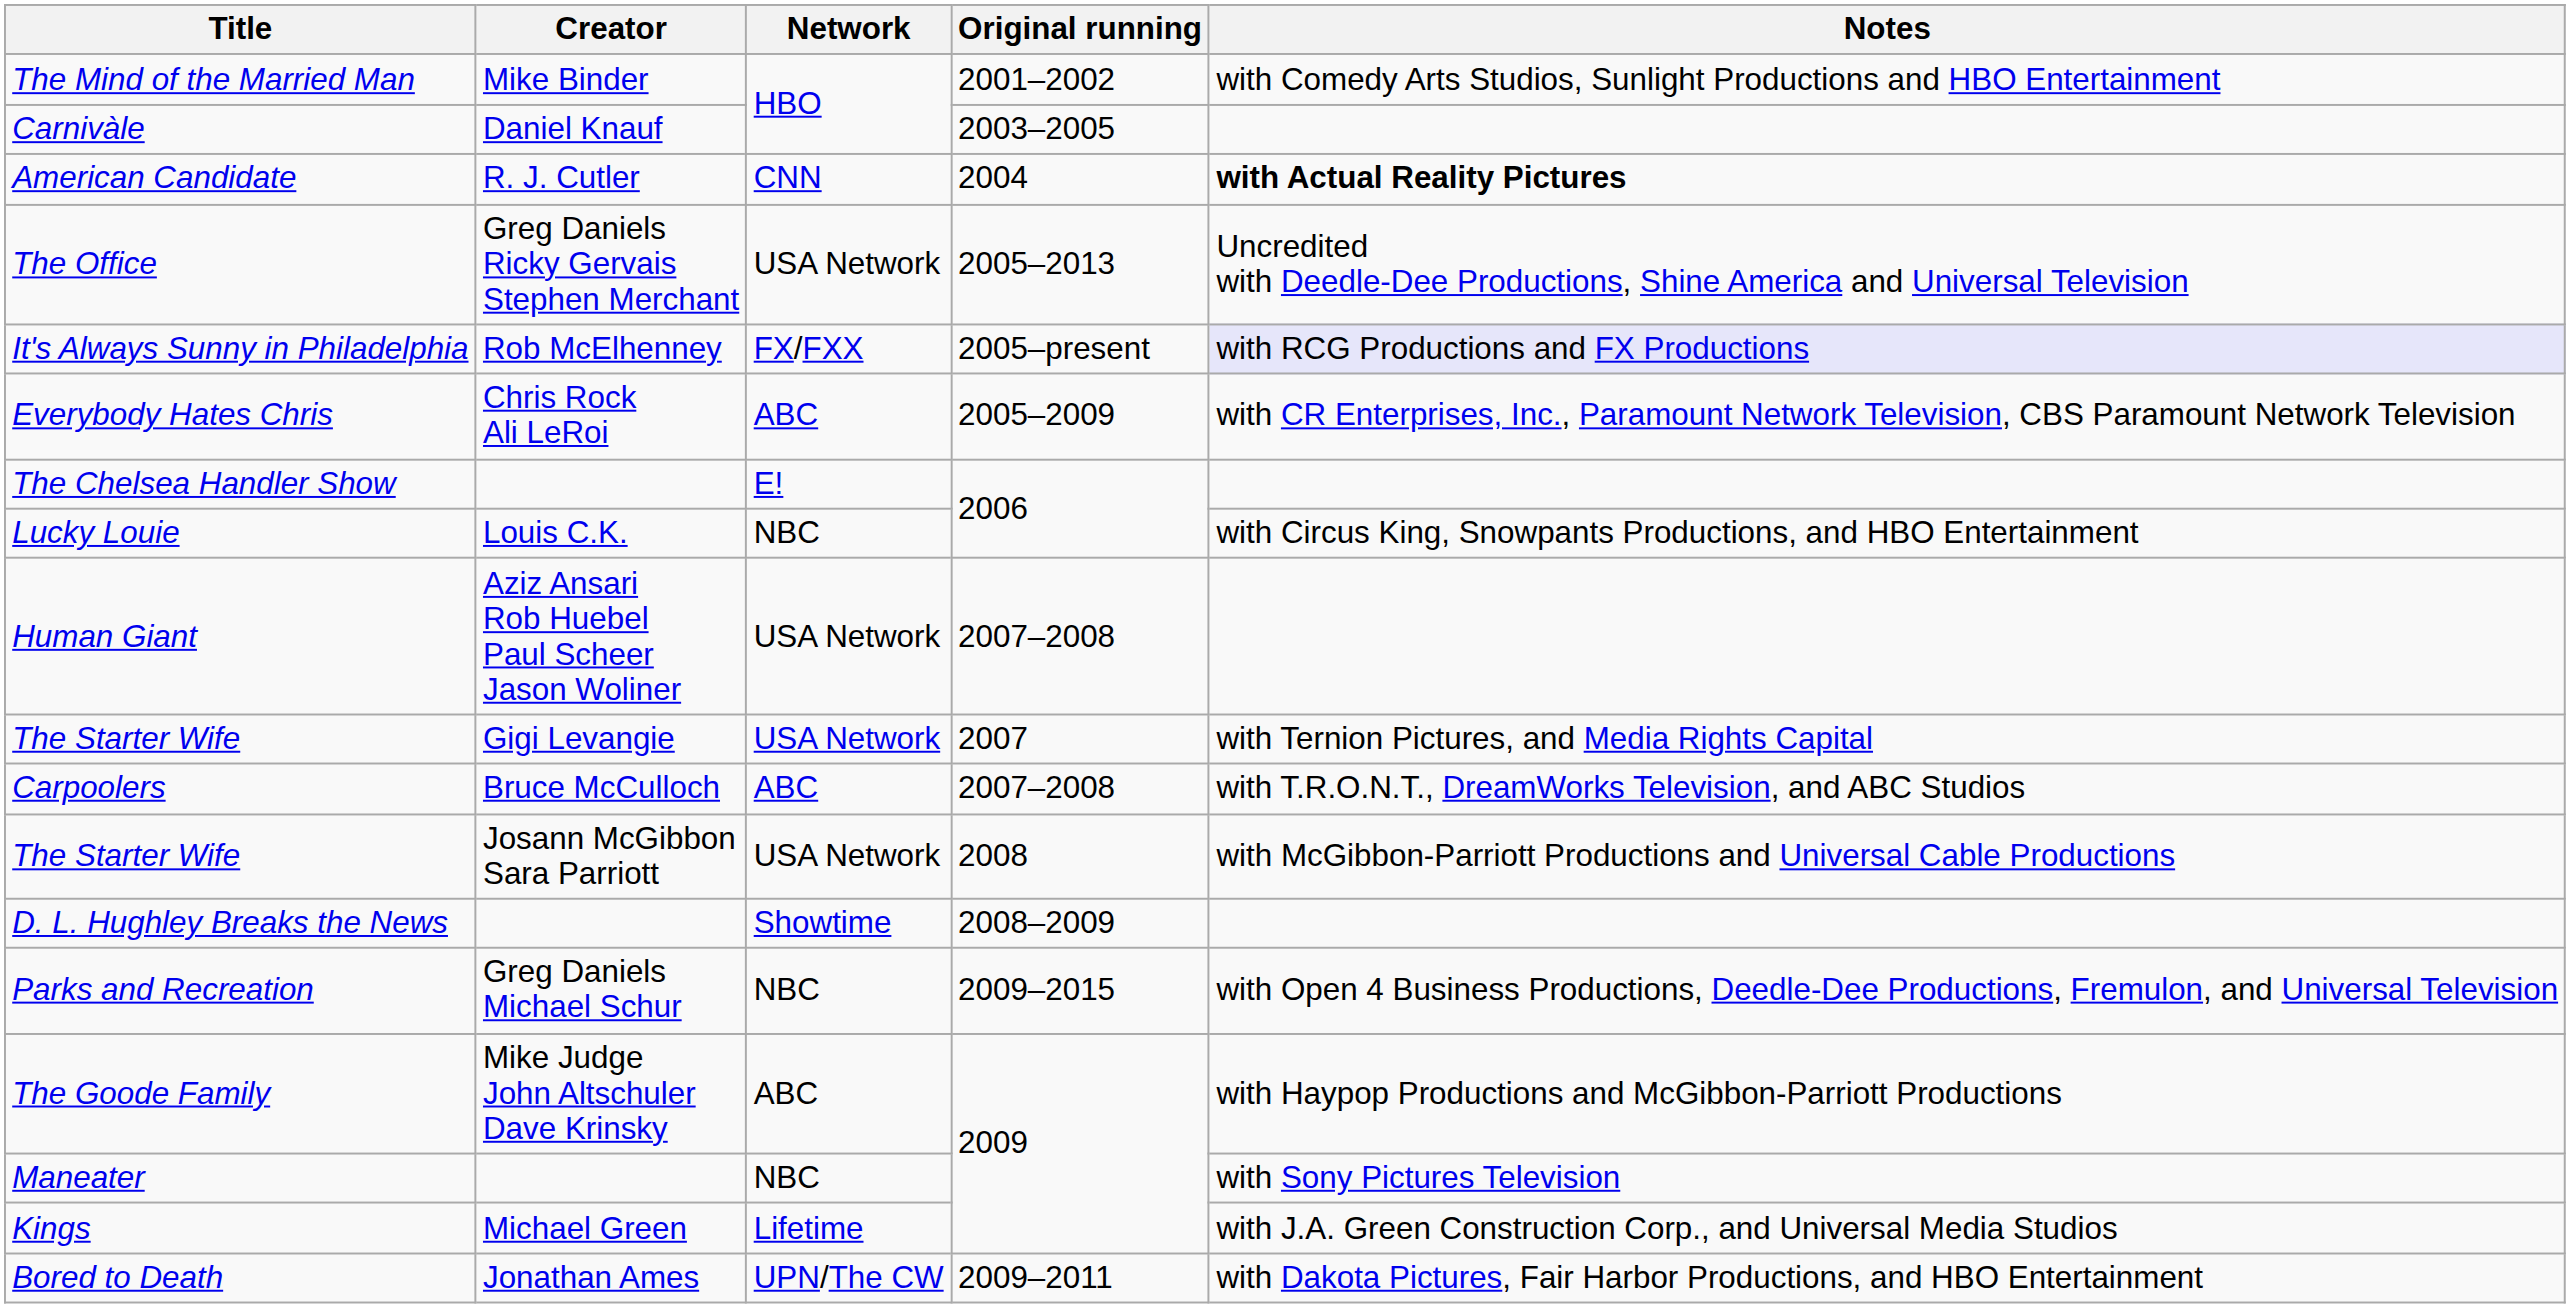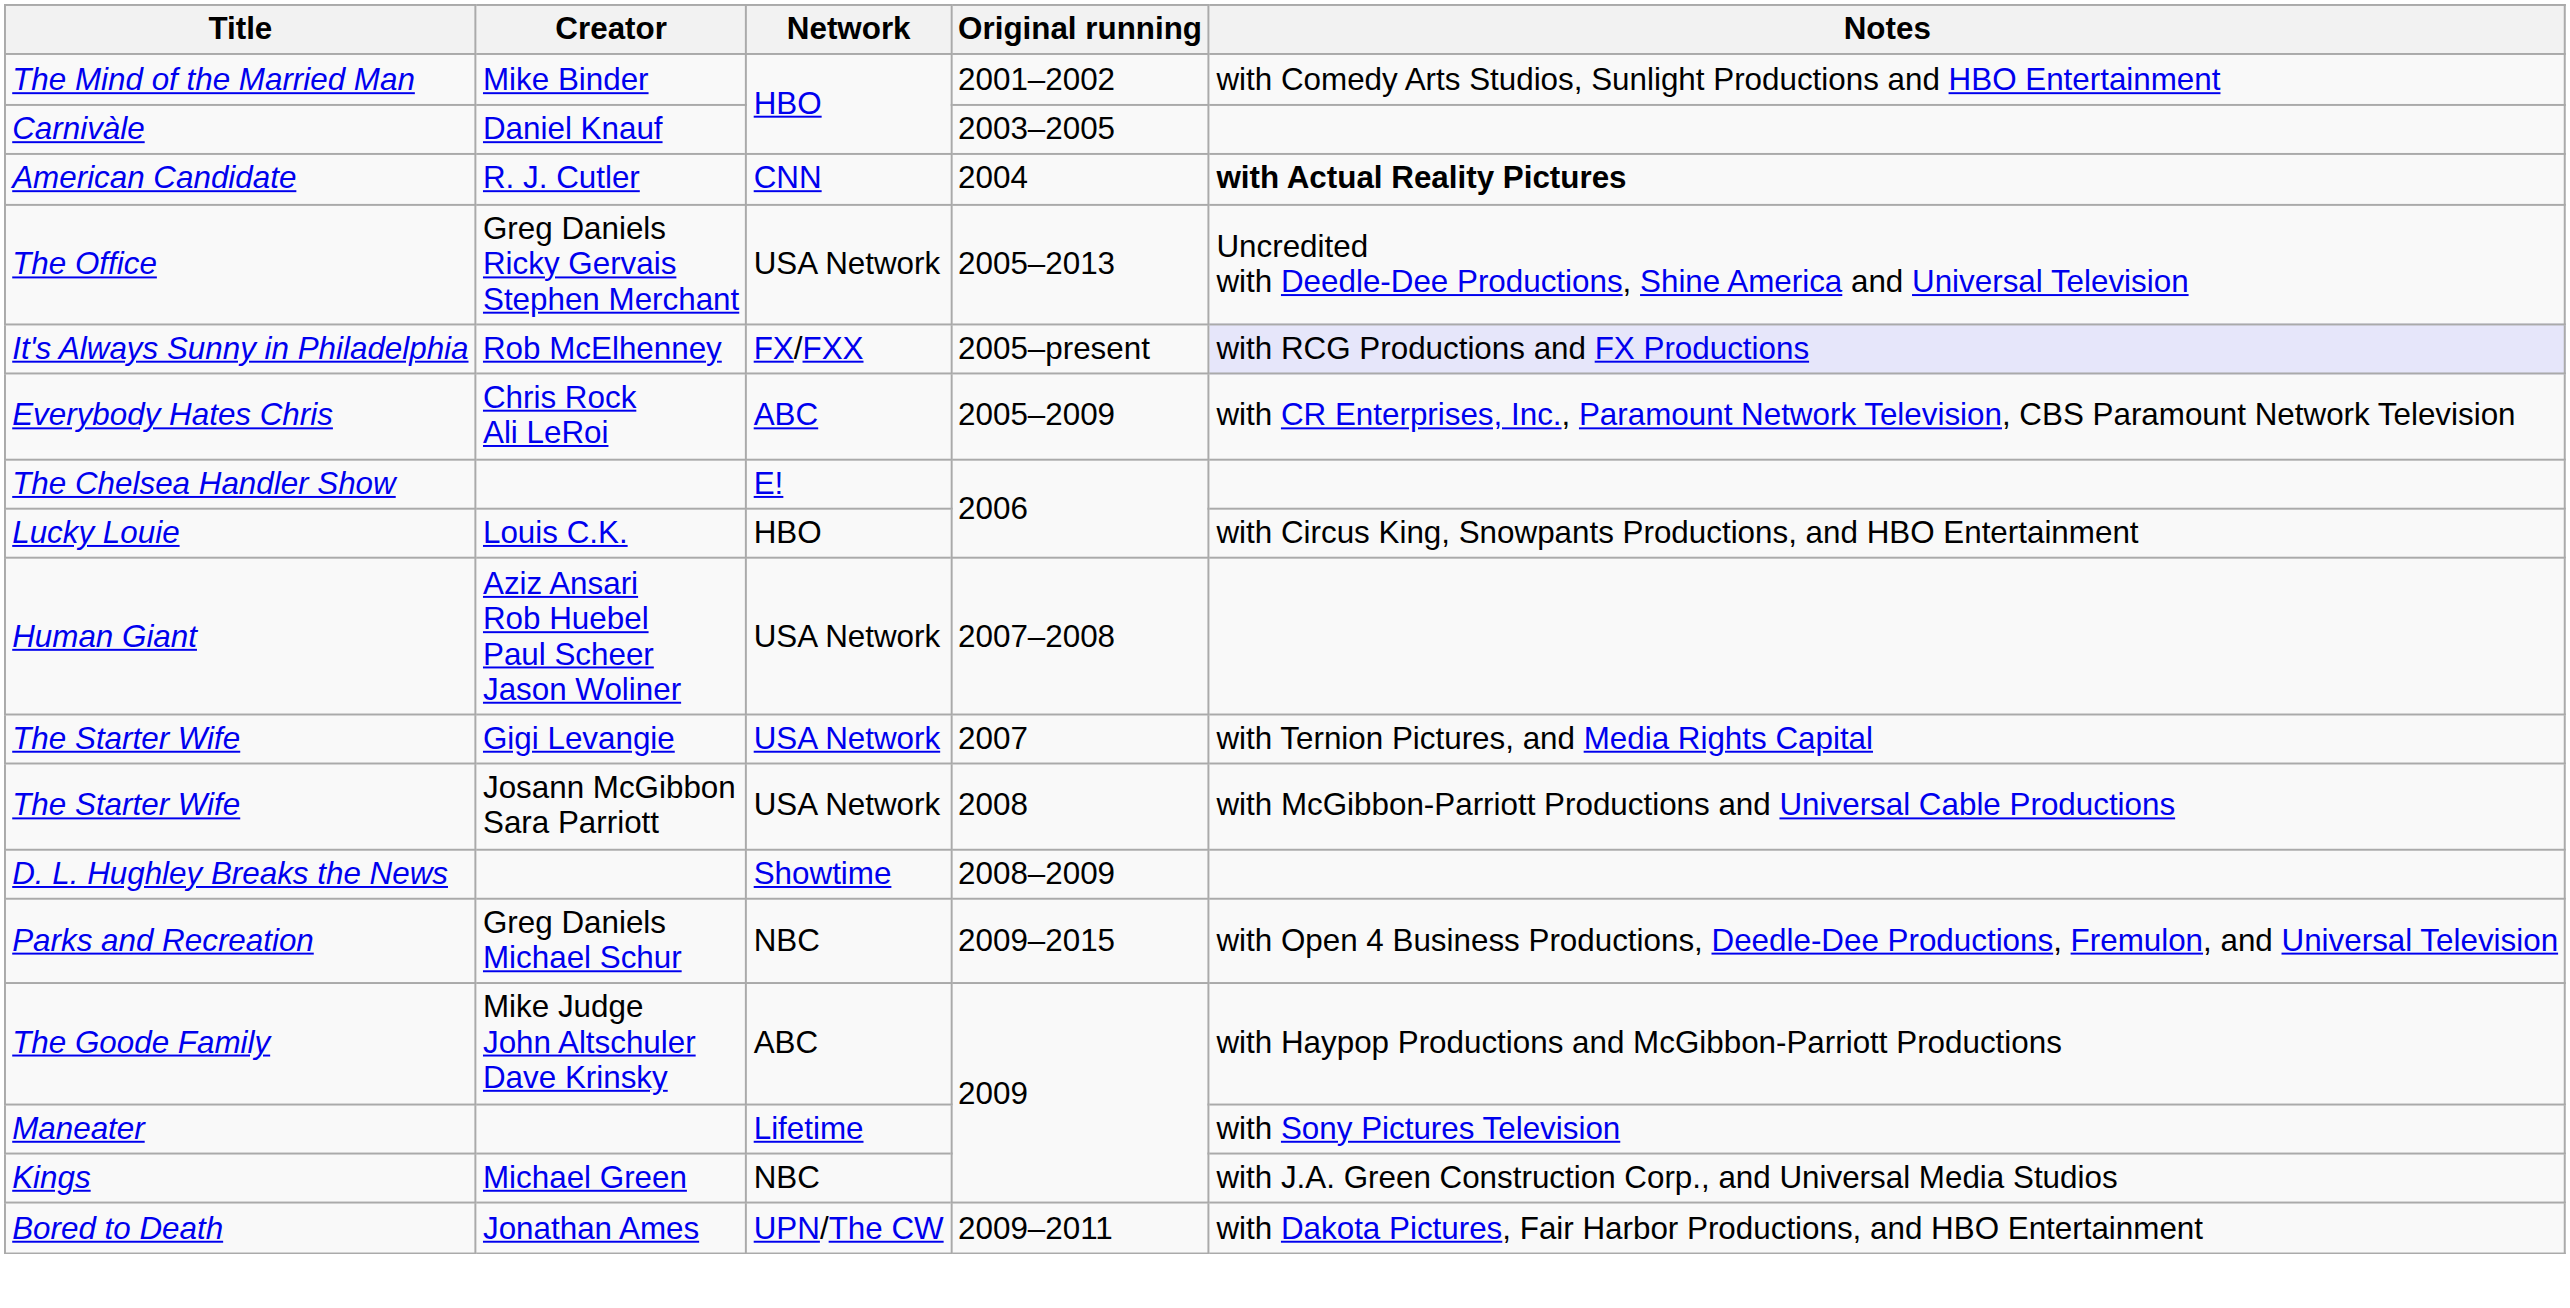(787, 533) NBC -> (788, 533) HBO
- row: (89, 788)
(787, 1177) NBC -> (809, 1128) Lifetime
(809, 1227) Lifetime -> (787, 1177) NBC
